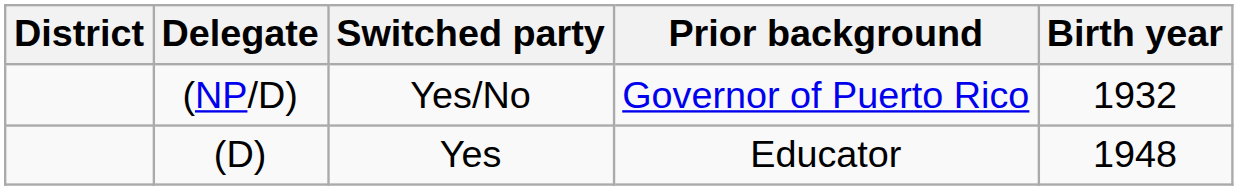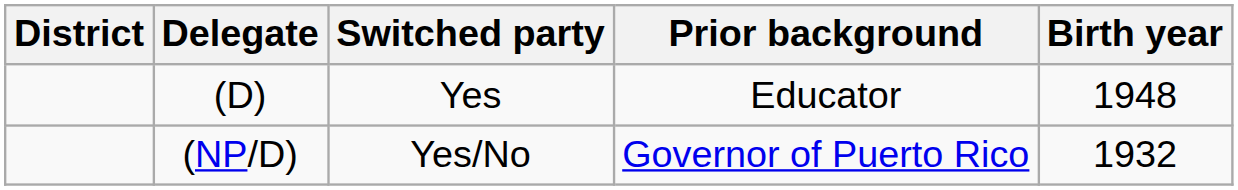rows swapped: (240, 154) <-> (240, 94)
